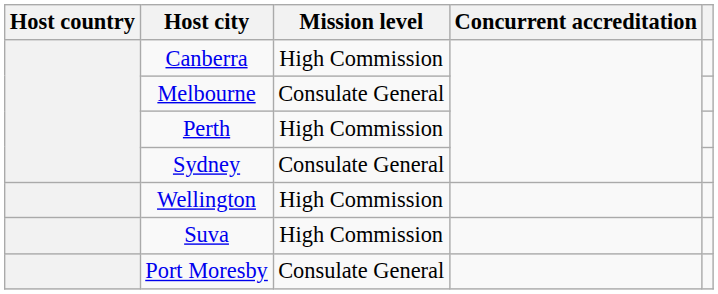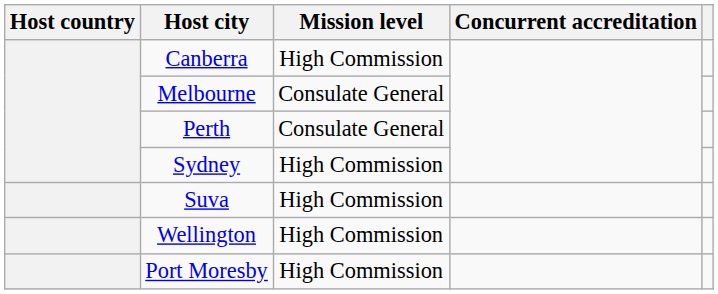(361, 128) High Commission -> (361, 128) Consulate General
(361, 164) Consulate General -> (361, 164) High Commission
rows swapped: (207, 235) <-> (207, 199)
(361, 270) Consulate General -> (361, 270) High Commission
